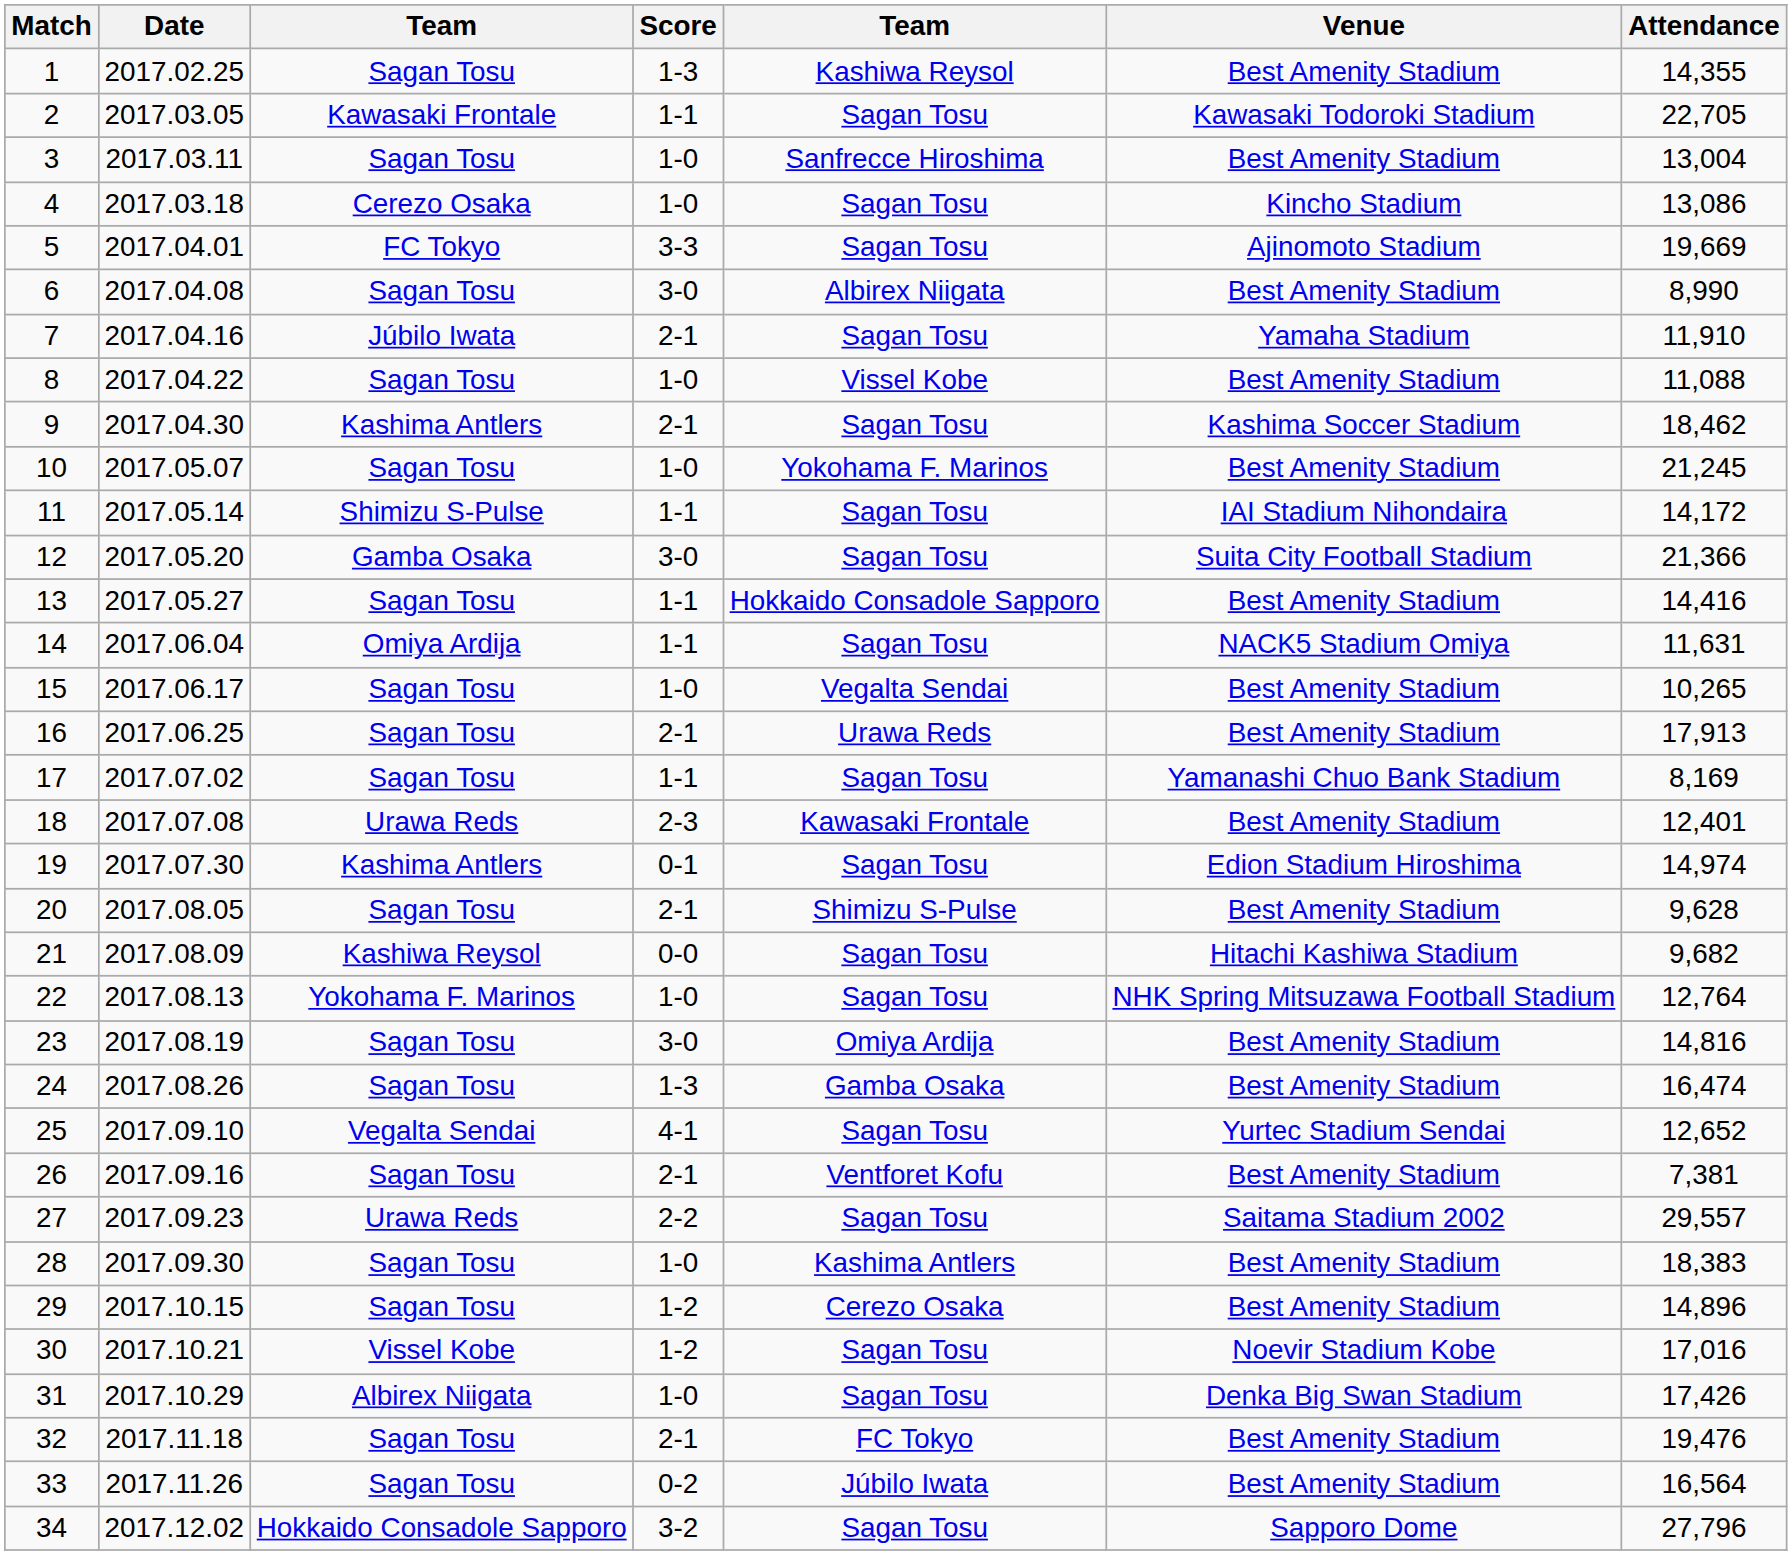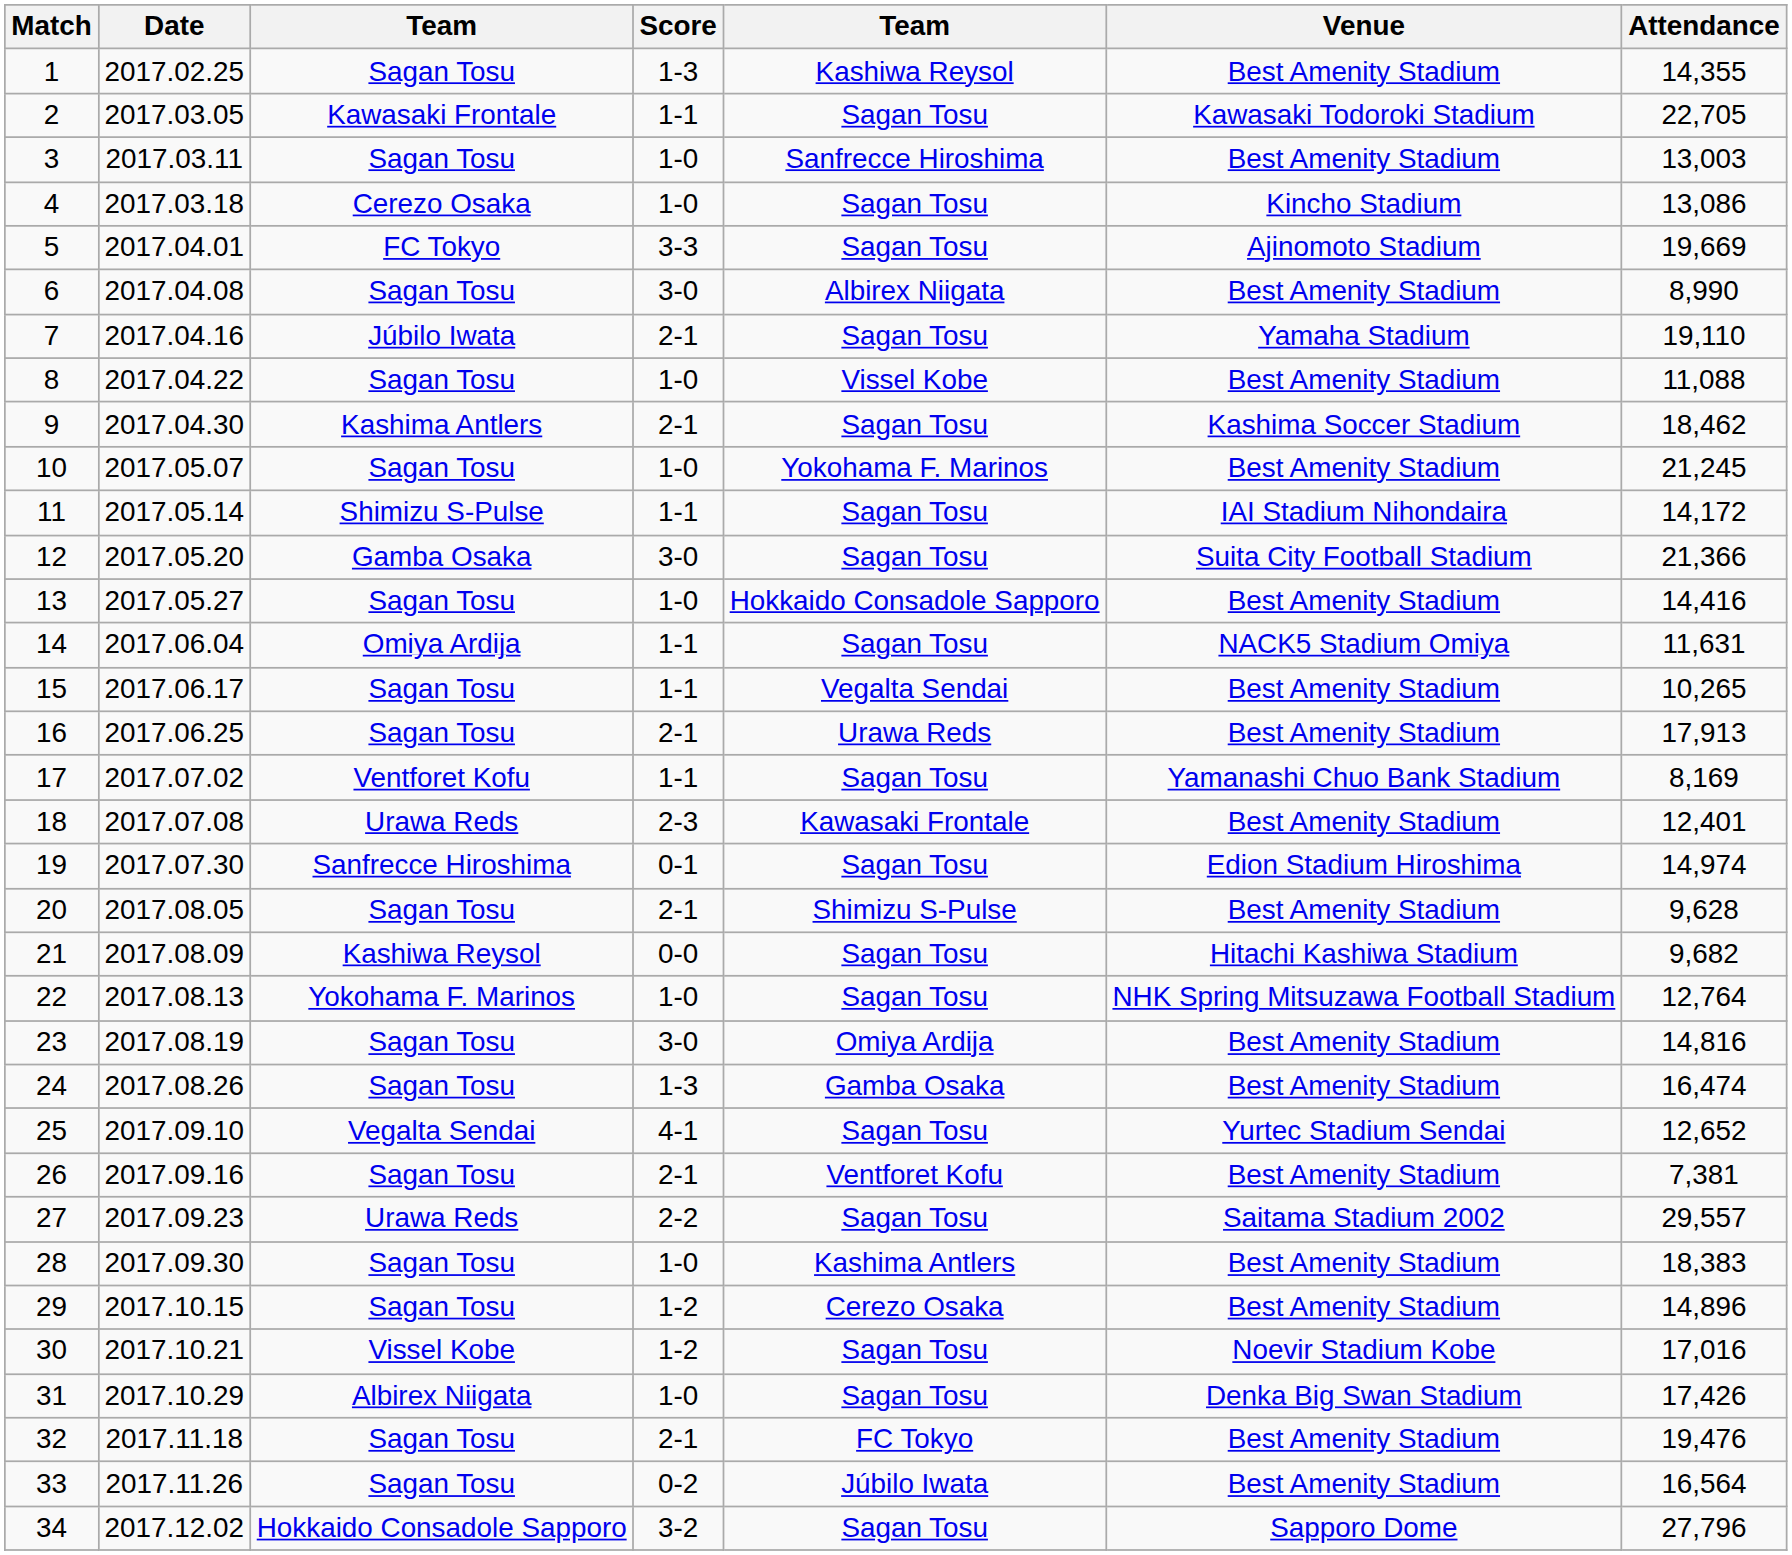(1704, 159) 13,004 -> (1704, 159) 13,003
(1704, 335) 11,910 -> (1704, 335) 19,110
(678, 600) 1-1 -> (678, 600) 1-0
(678, 688) 1-0 -> (678, 688) 1-1
(442, 777) Sagan Tosu -> (442, 777) Ventforet Kofu
(442, 865) Kashima Antlers -> (442, 865) Sanfrecce Hiroshima
